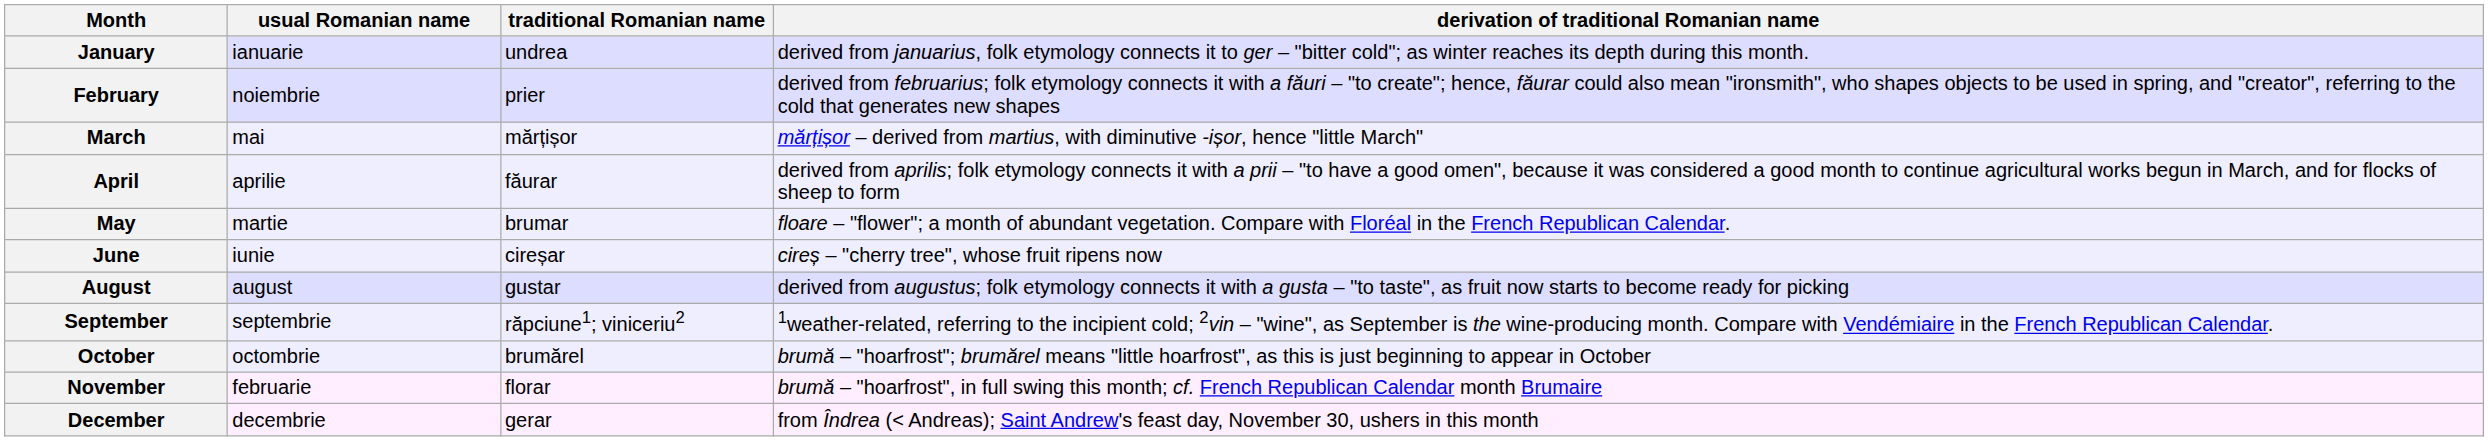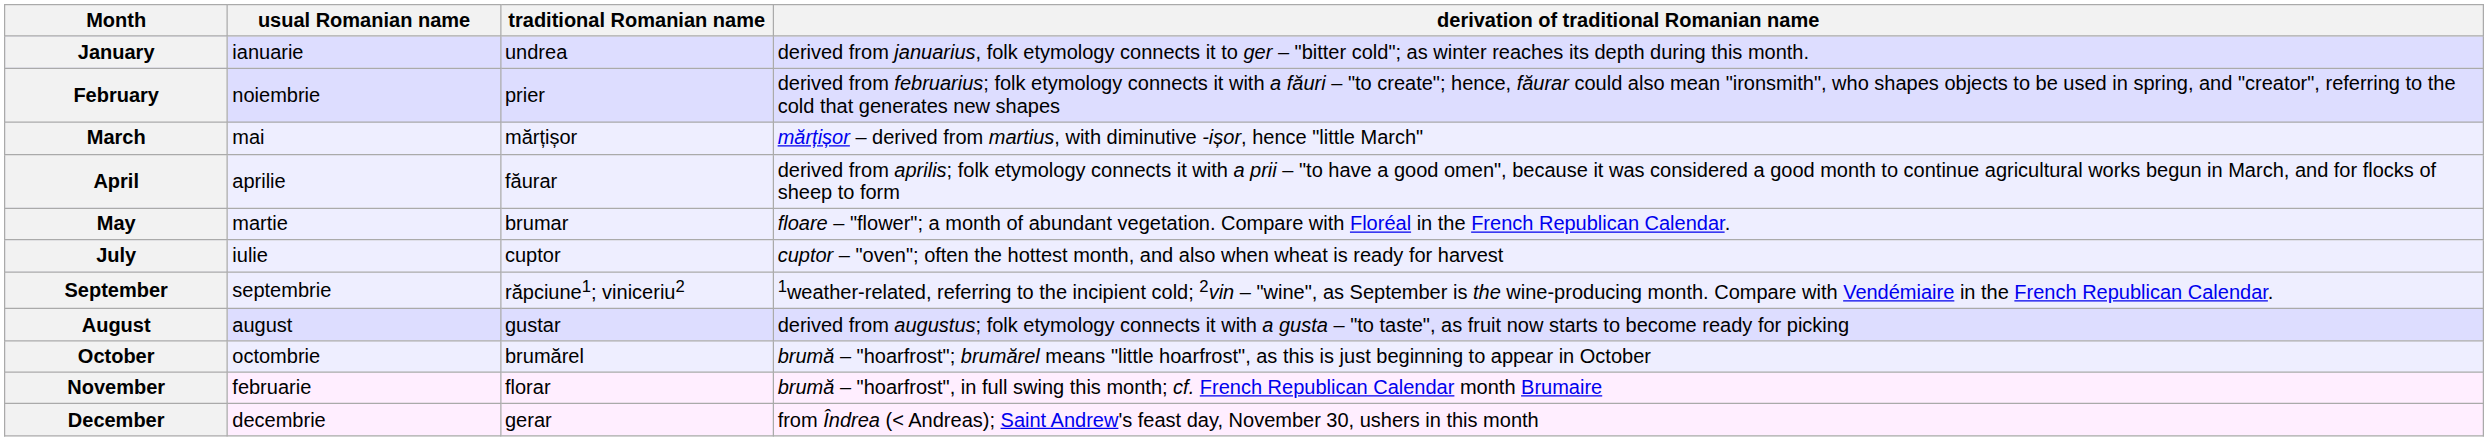- row: (116, 255)
+ row: (116, 255)
rows swapped: (116, 287) <-> (116, 321)
